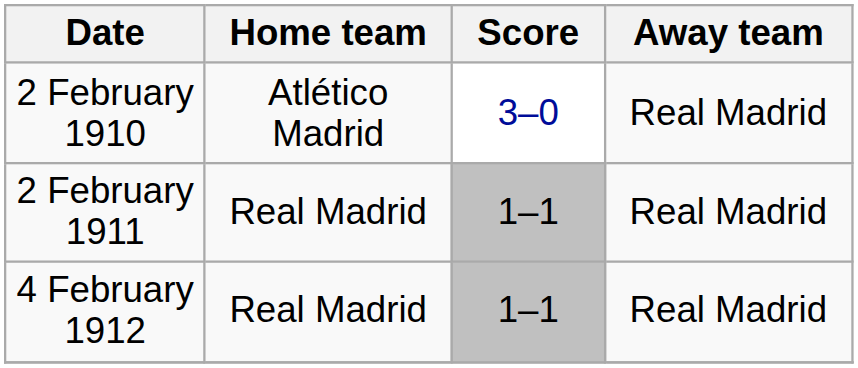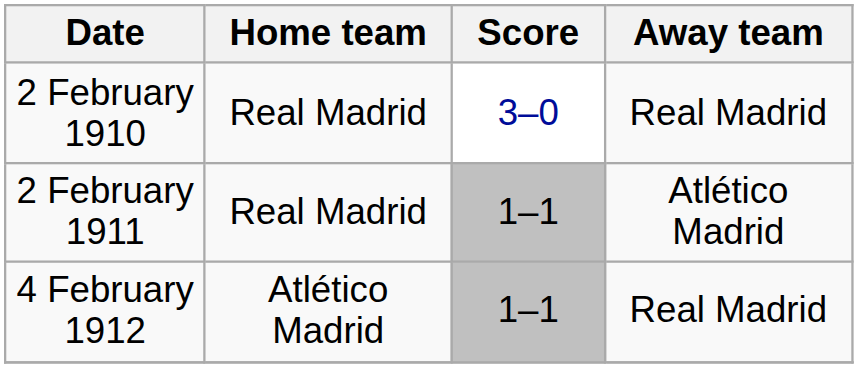(328, 112) Atlético Madrid -> (328, 112) Real Madrid
(728, 211) Real Madrid -> (728, 211) Atlético Madrid
(328, 310) Real Madrid -> (328, 310) Atlético Madrid
